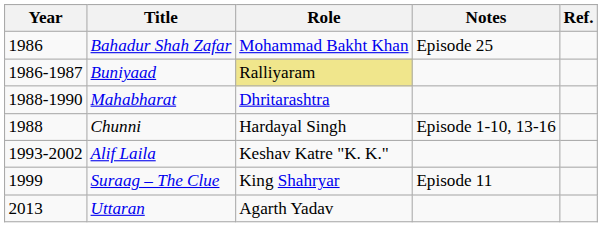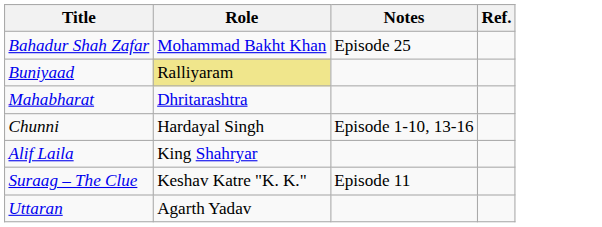- column: (46, 18)
(314, 153) Keshav Katre "K. K." -> (207, 153) King Shahryar
(289, 180) King Shahryar -> (232, 180) Keshav Katre "K. K."
